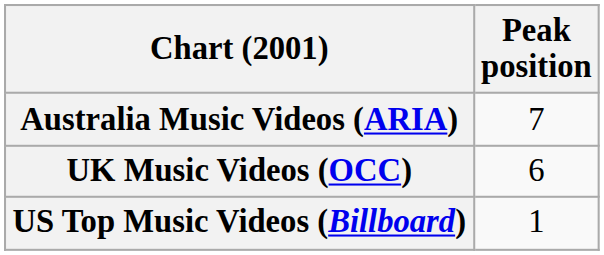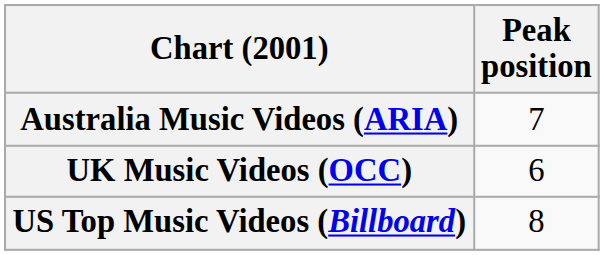(536, 222) 1 -> (536, 222) 8
